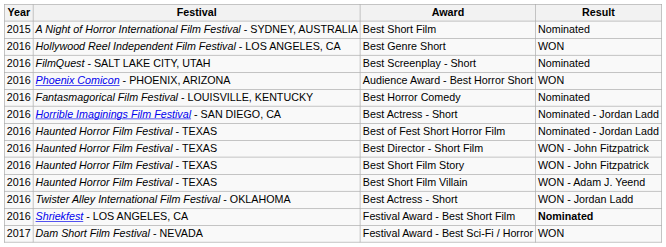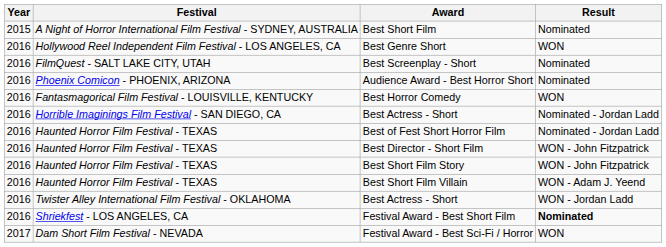(551, 81) WON -> (564, 81) Nominated
(564, 98) Nominated -> (551, 98) WON
